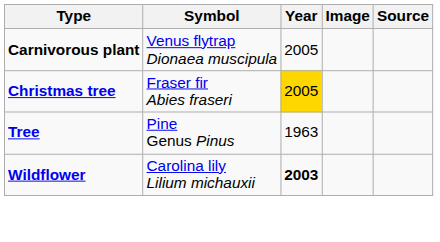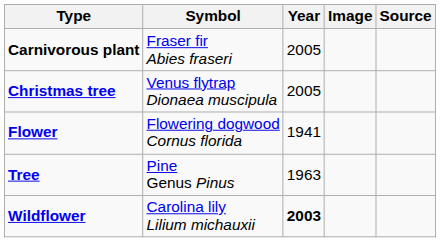(212, 49) Venus flytrap Dionaea muscipula -> (189, 49) Fraser fir Abies fraseri
(189, 91) Fraser fir Abies fraseri -> (212, 91) Venus flytrap Dionaea muscipula
(301, 91) gold background -> (304, 91) no background
+ row: (33, 132)
